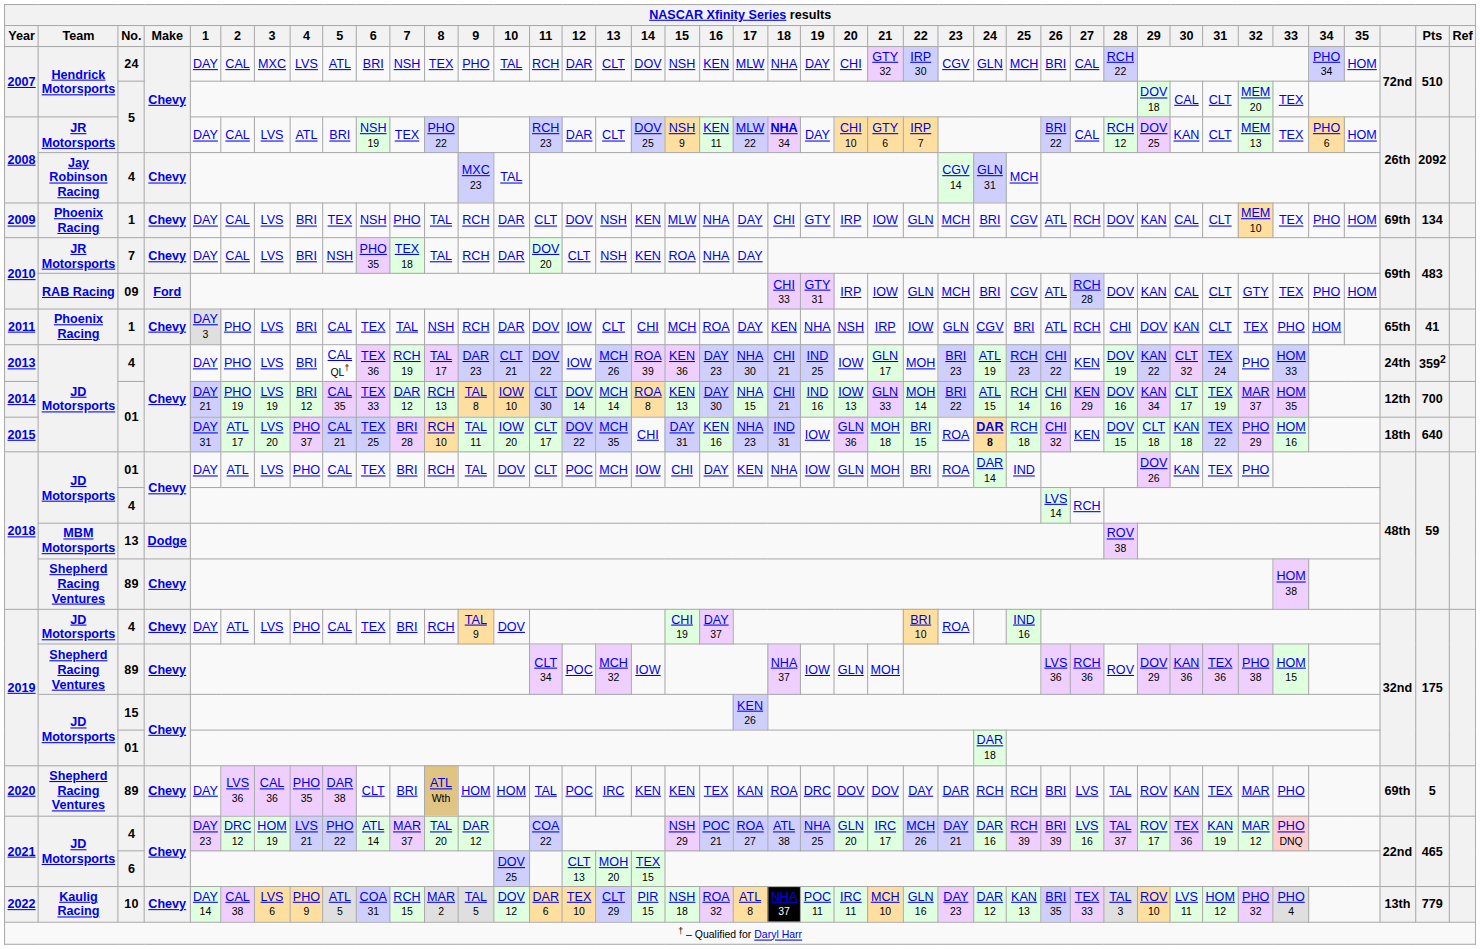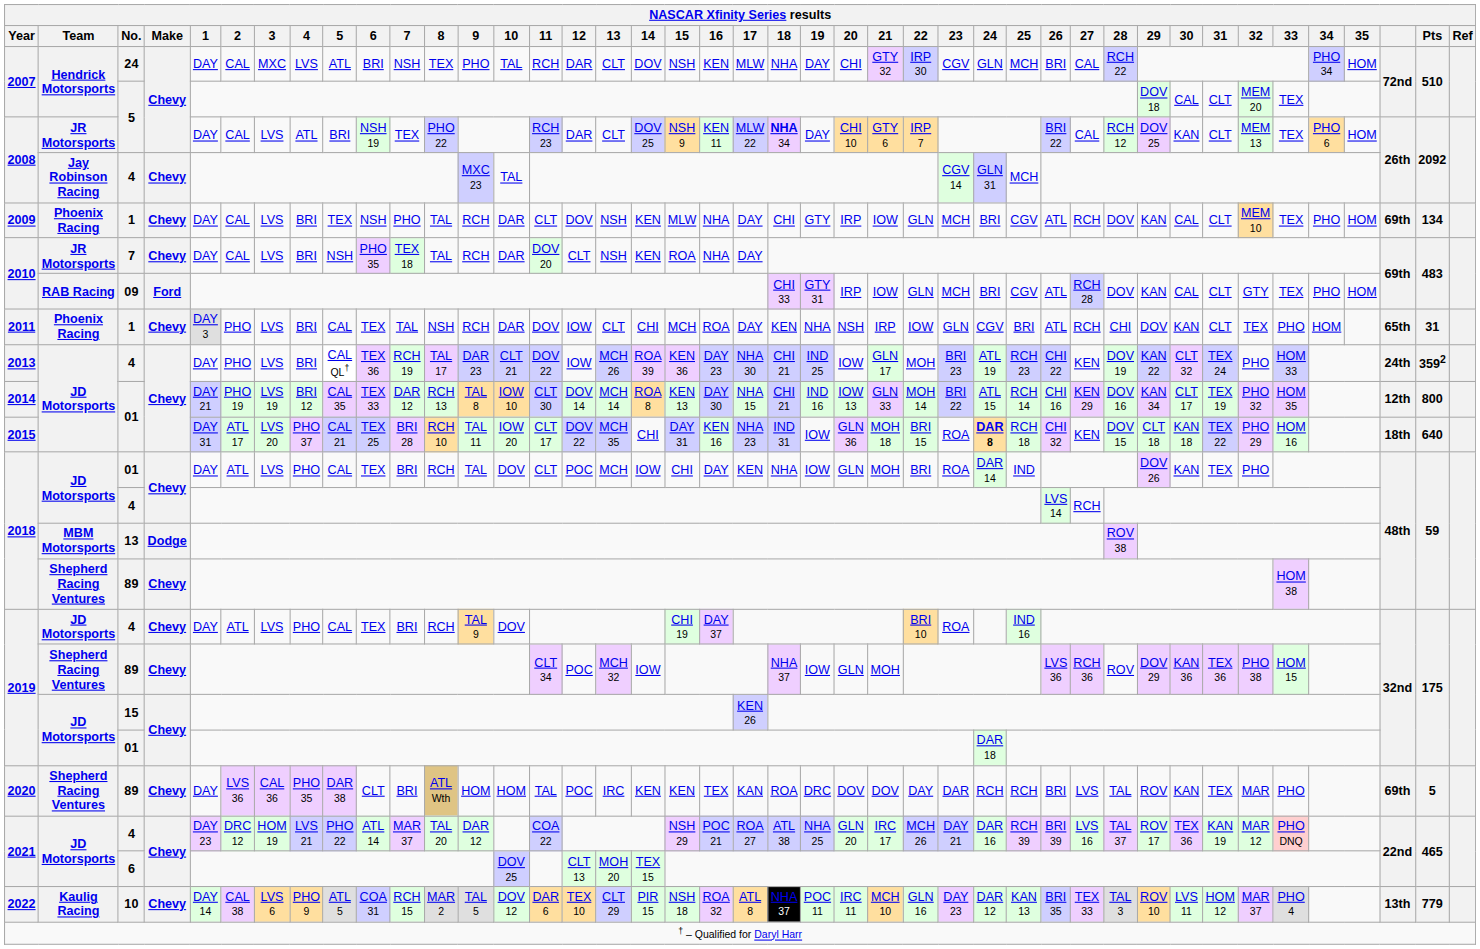(1432, 327) 41 -> (1432, 327) 31
(1256, 399) MAR 37 -> (1256, 399) PHO 32
(1432, 399) 700 -> (1432, 399) 800
(1256, 904) PHO 32 -> (1256, 904) MAR 37
